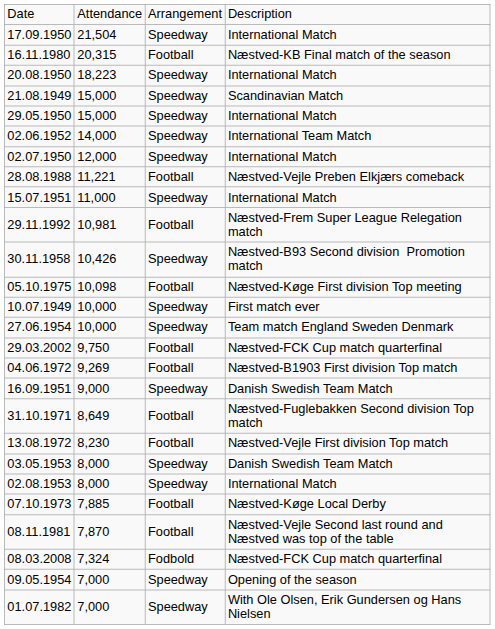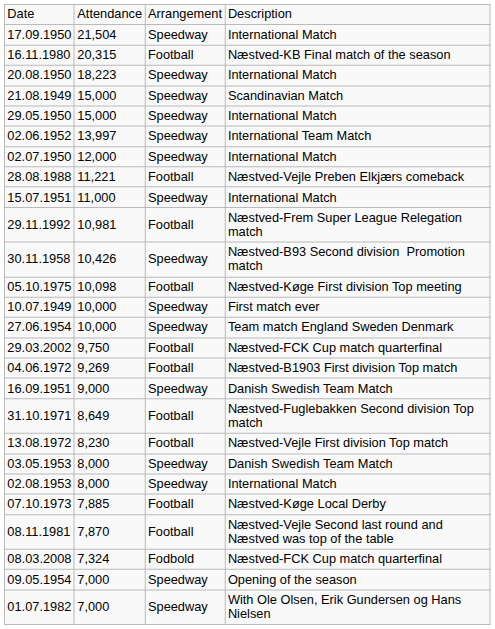(97, 136) 14,000 -> (97, 136) 13,997
